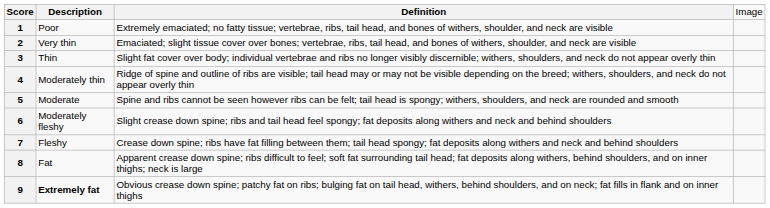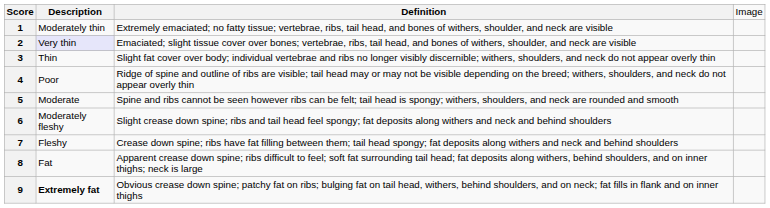(48, 27) Poor -> (72, 27) Moderately thin
(57, 43) no background -> (57, 43) lavender background
(72, 79) Moderately thin -> (48, 79) Poor
